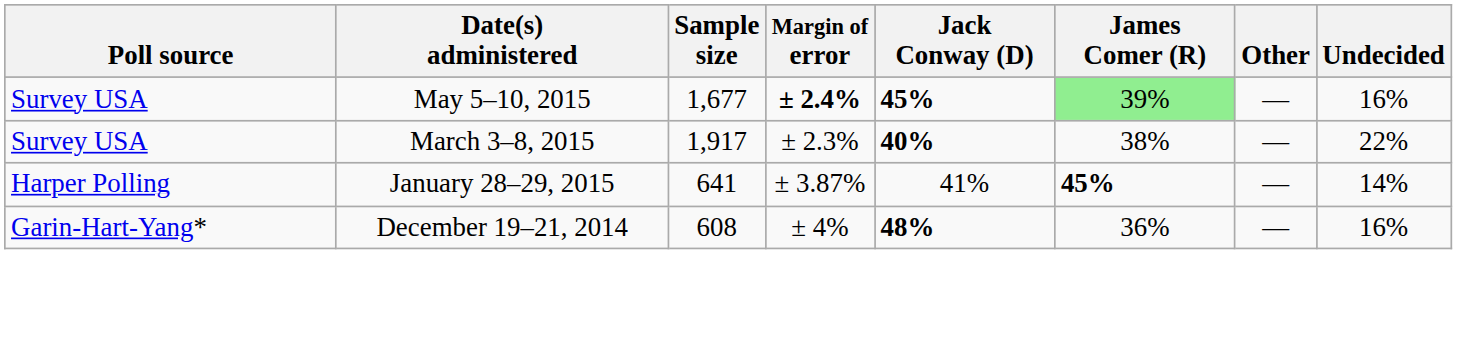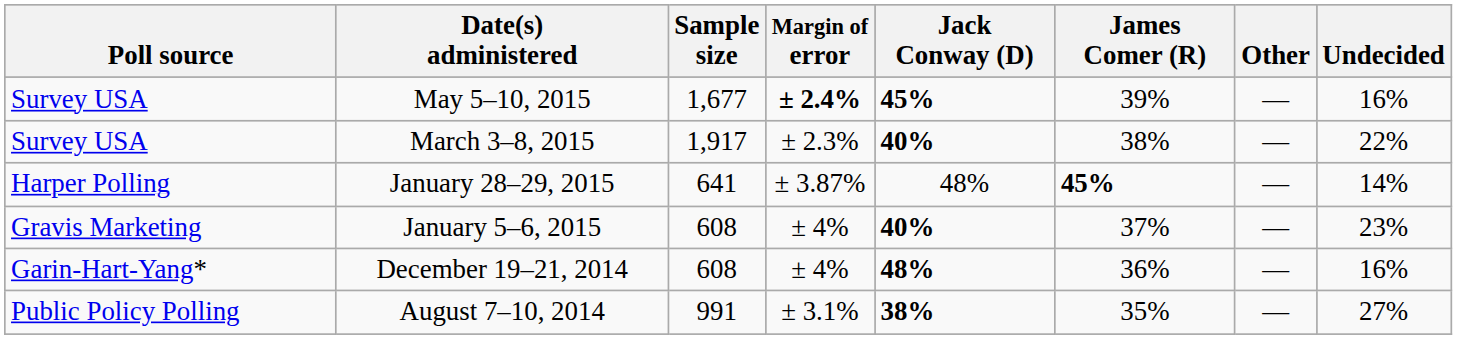(1145, 98) lightgreen background -> (1145, 98) no background
(965, 183) 41% -> (965, 183) 48%
+ row: (502, 226)
+ row: (502, 311)
